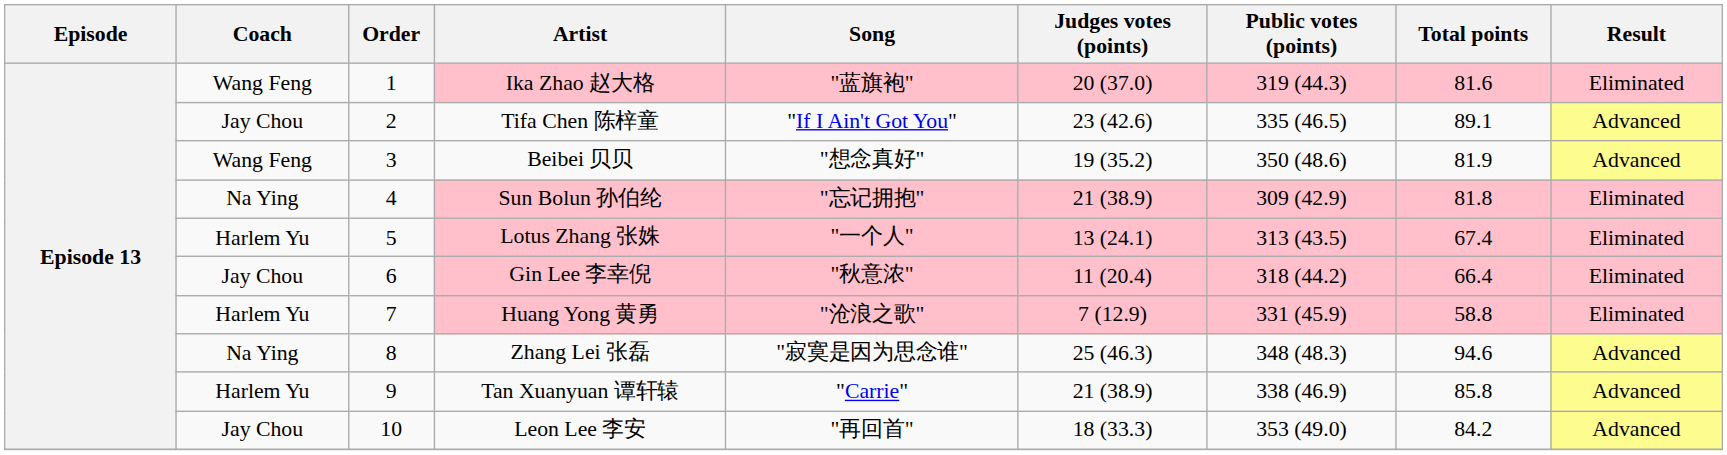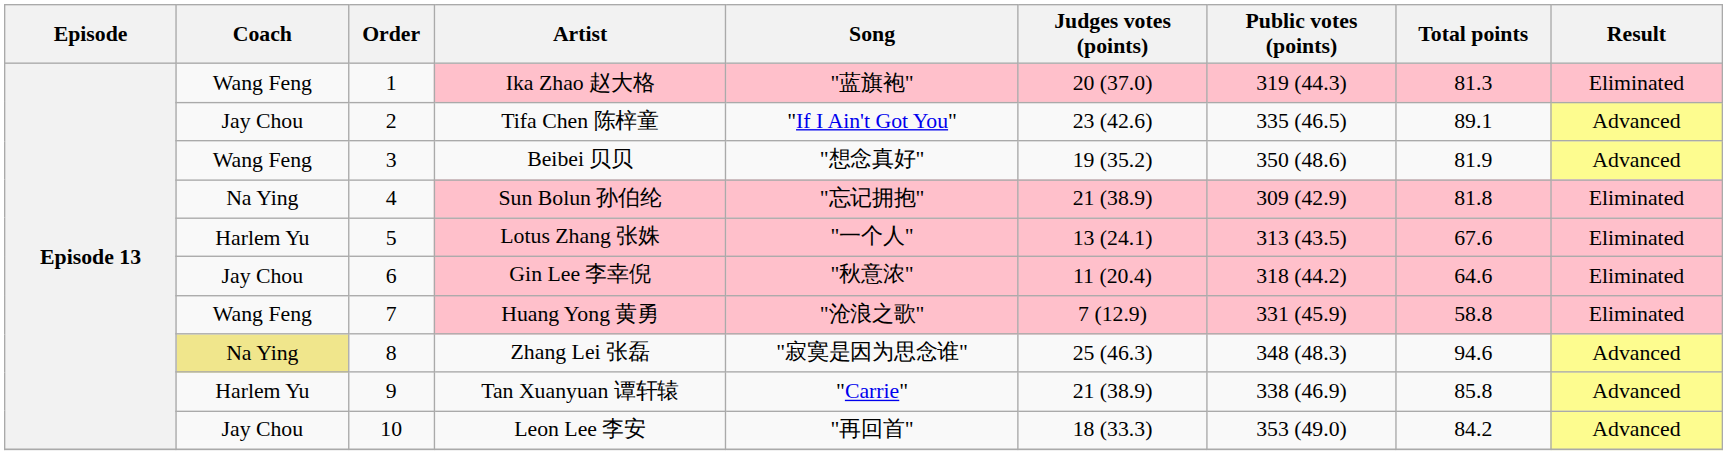(1473, 82) 81.6 -> (1473, 82) 81.3
(1473, 237) 67.4 -> (1473, 237) 67.6
(1473, 275) 66.4 -> (1473, 275) 64.6
(262, 314) Harlem Yu -> (262, 314) Wang Feng
(262, 352) no background -> (262, 352) khaki background
